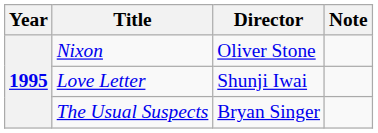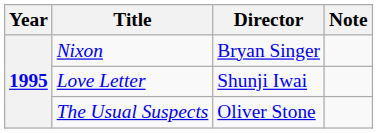(266, 50) Oliver Stone -> (269, 50) Bryan Singer
(269, 111) Bryan Singer -> (266, 111) Oliver Stone
